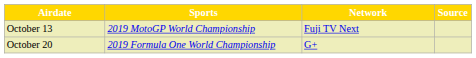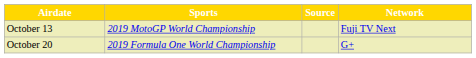columns swapped: (368, 12) <-> (453, 12)
